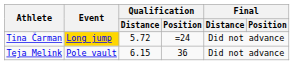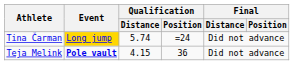(140, 39) 5.72 -> (140, 39) 5.74
(92, 53) normal -> (92, 53) bold
(140, 53) 6.15 -> (140, 53) 4.15
